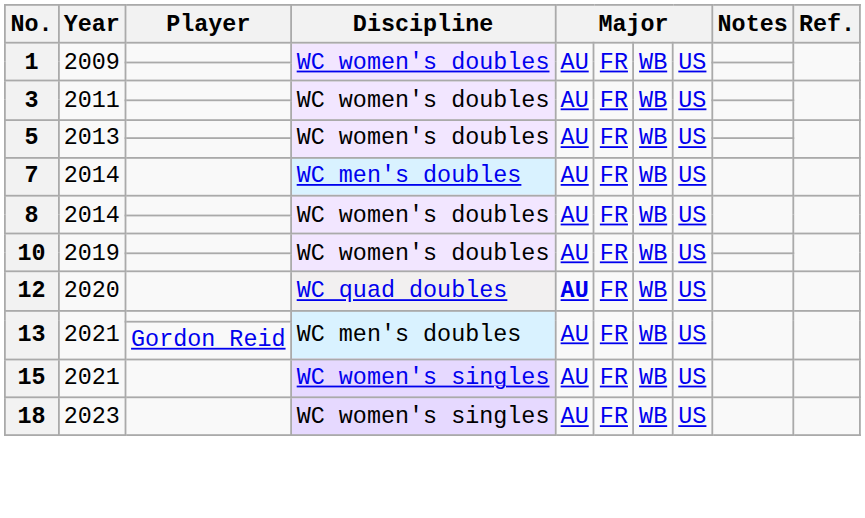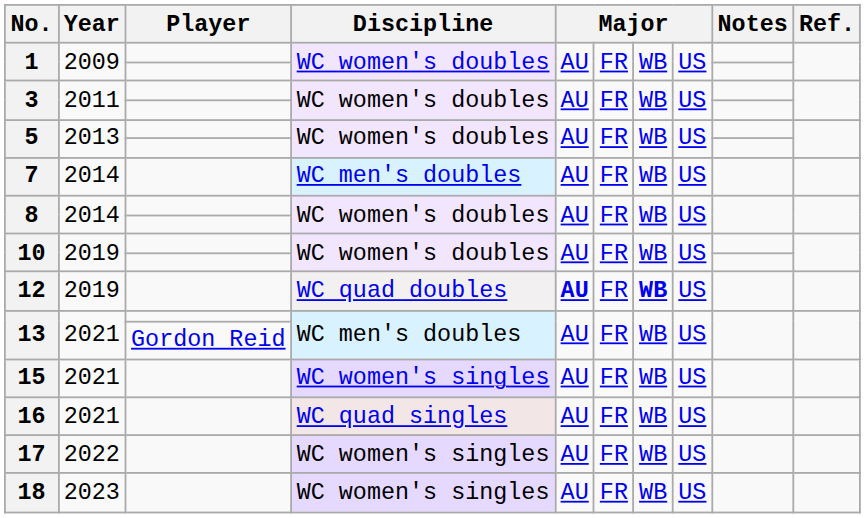(92, 291) 2020 -> (92, 291) 2019
(653, 291) normal -> (653, 291) bold
+ row: (32, 416)
+ row: (32, 455)
